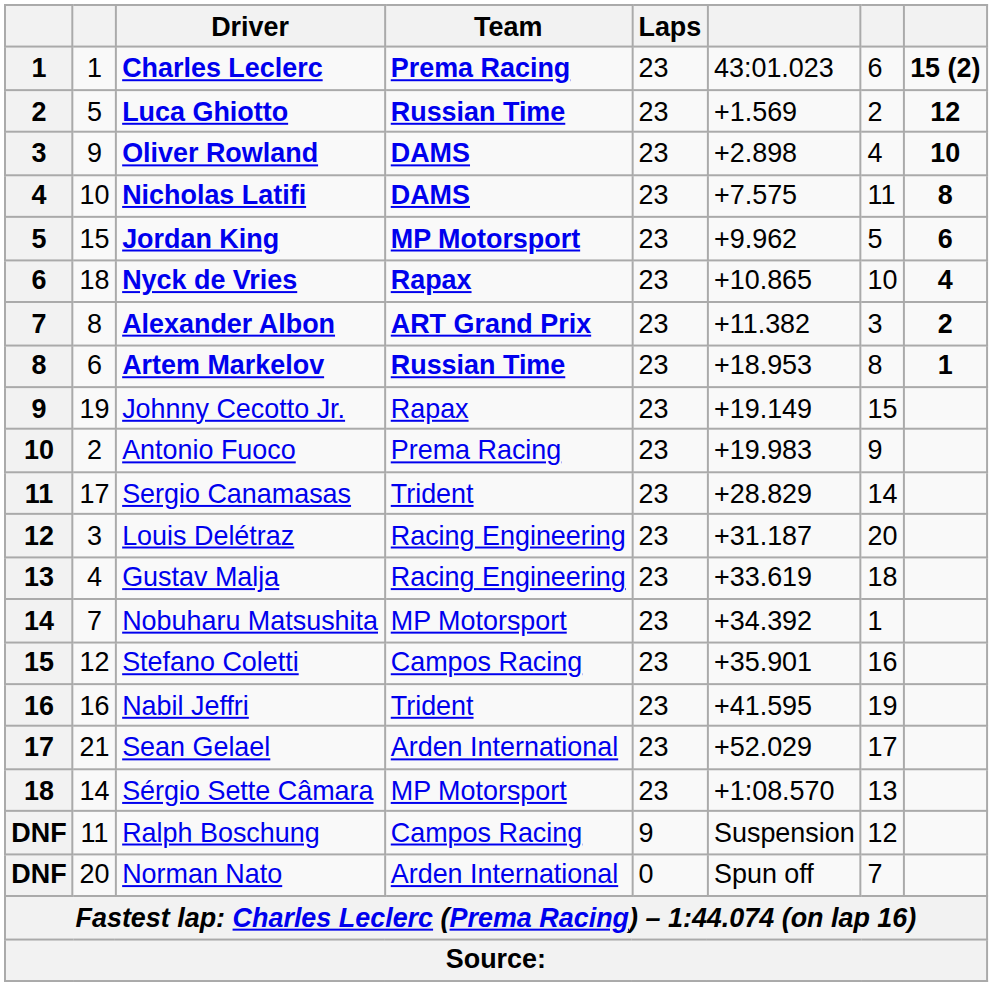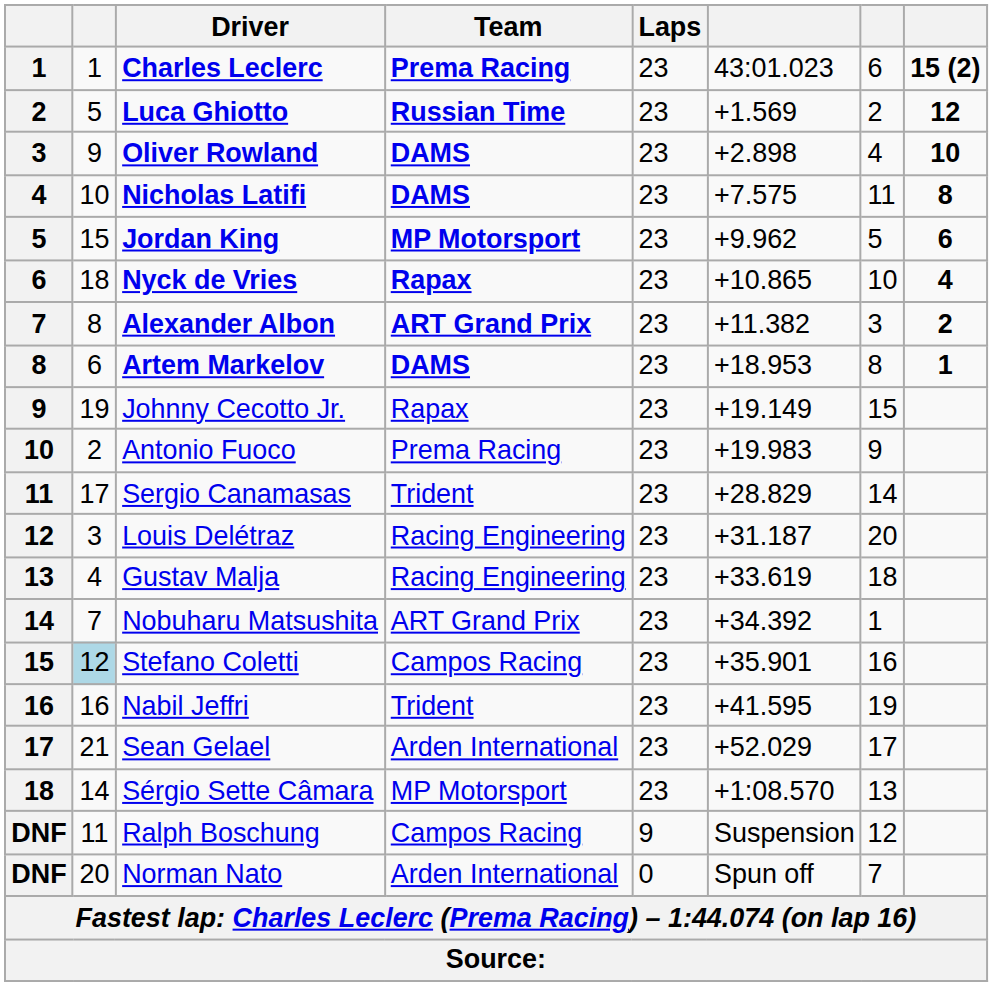(478, 365) Russian Time -> (430, 365) DAMS
(479, 620) MP Motorsport -> (485, 620) ART Grand Prix
(94, 663) no background -> (94, 663) lightblue background
